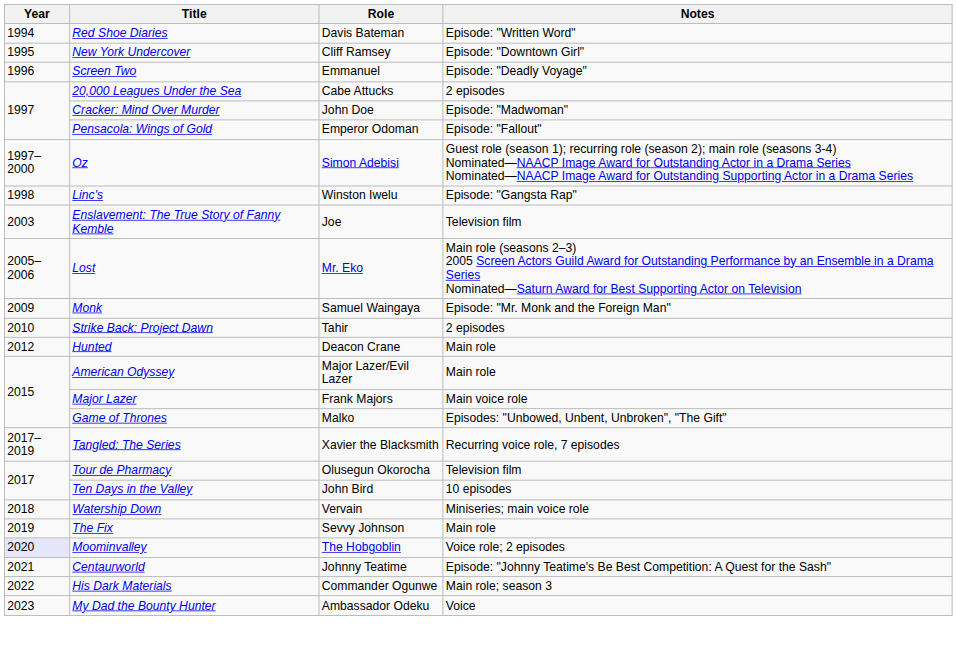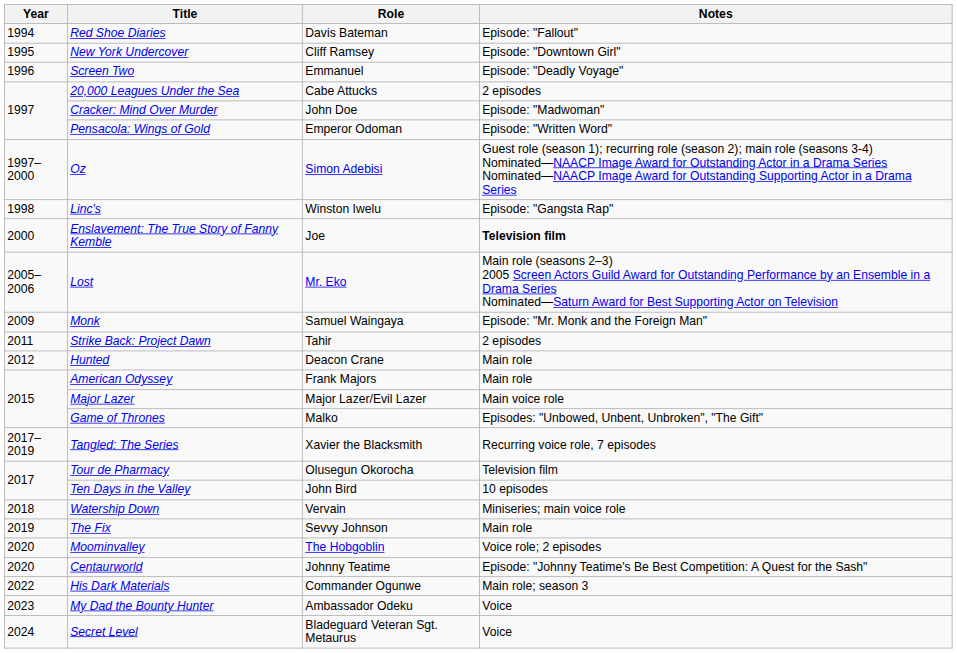(511, 33) Episode: "Written Word" -> (530, 33) Episode: "Fallout"
(494, 129) Episode: "Fallout" -> (547, 129) Episode: "Written Word"
(21, 221) 2003 -> (21, 235) 2000
(484, 221) normal -> (524, 235) bold
(21, 327) 2010 -> (20, 341) 2011
(365, 373) Major Lazer/Evil Lazer -> (341, 379) Frank Majors
(357, 399) Frank Majors -> (366, 399) Major Lazer/Evil Lazer
(21, 547) lavender background -> (21, 547) no background
(21, 567) 2021 -> (21, 567) 2020
+ row: (104, 631)
